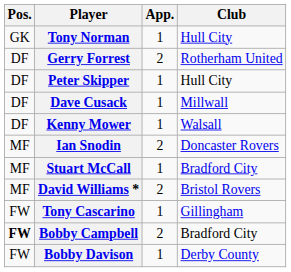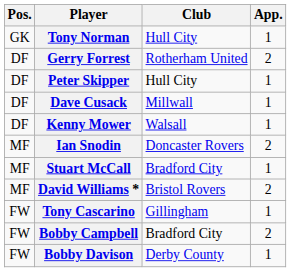columns swapped: (232, 15) <-> (160, 15)
(20, 233) bold -> (20, 233) normal
